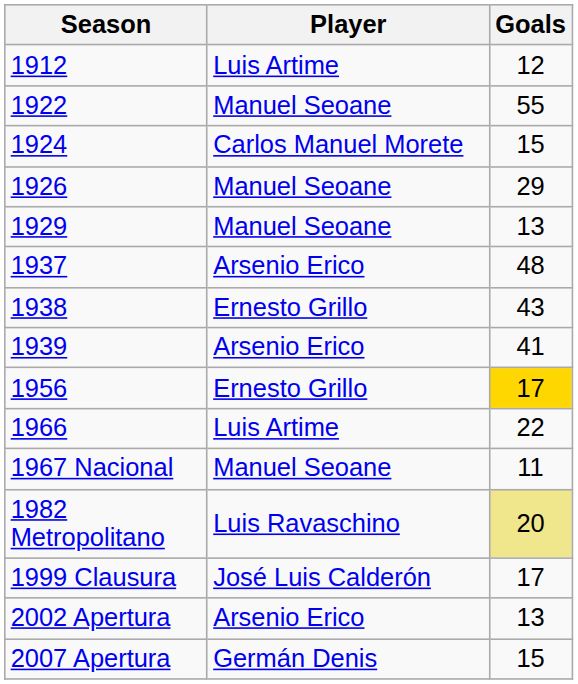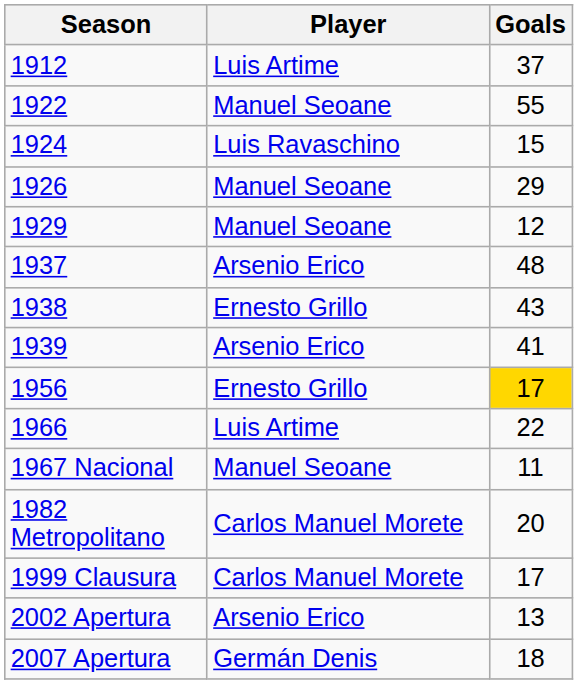(531, 65) 12 -> (531, 65) 37
(338, 145) Carlos Manuel Morete -> (307, 145) Luis Ravaschino
(531, 226) 13 -> (531, 226) 12
(307, 523) Luis Ravaschino -> (338, 523) Carlos Manuel Morete
(531, 523) khaki background -> (531, 523) no background
(322, 577) José Luis Calderón -> (338, 577) Carlos Manuel Morete
(531, 658) 15 -> (531, 658) 18
